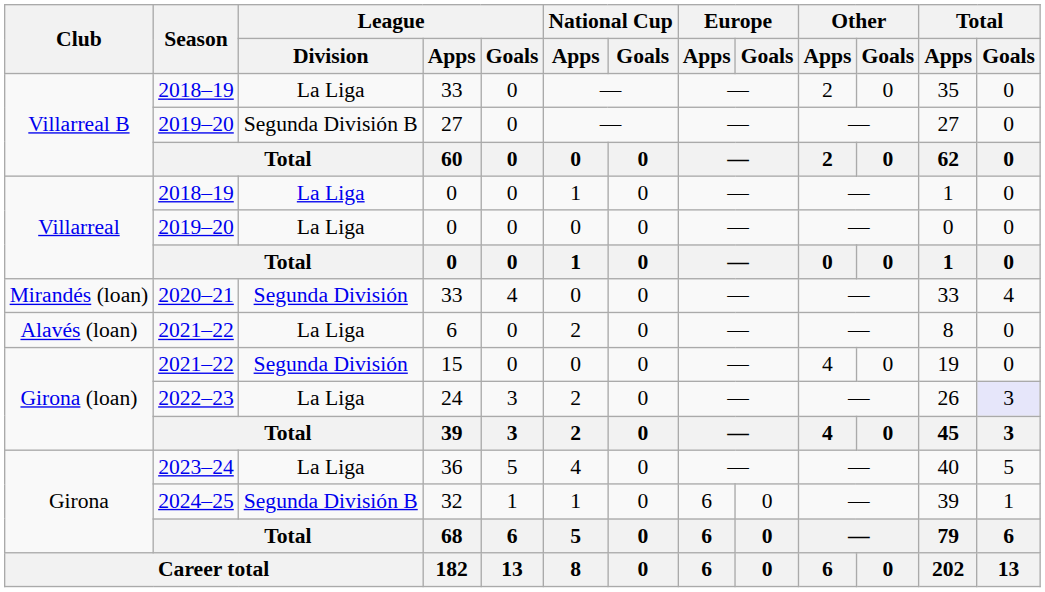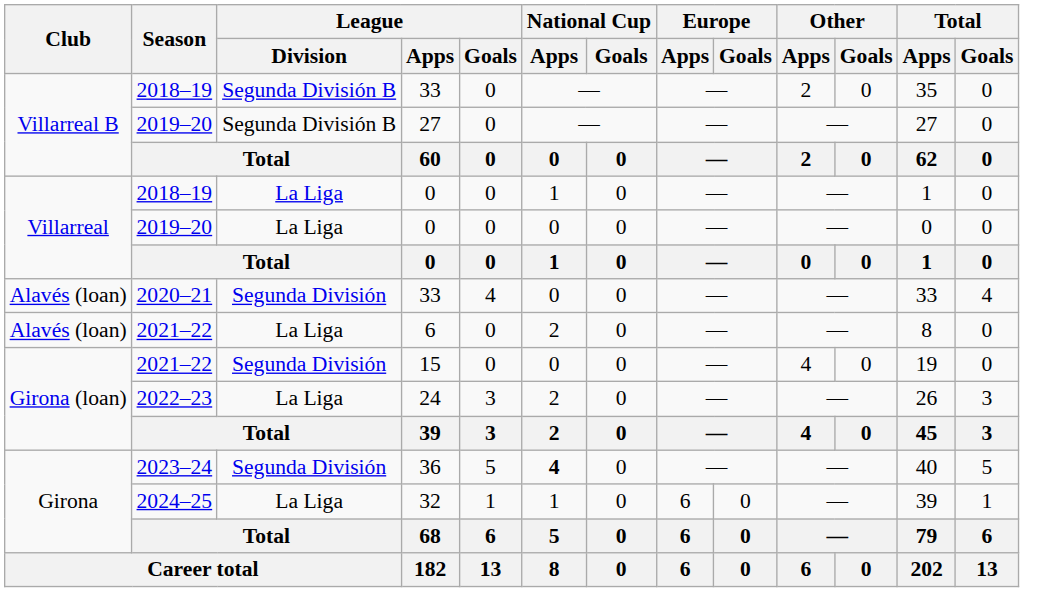(331, 90) La Liga -> (309, 90) Segunda División B
(79, 295) Mirandés (loan) -> (68, 295) Alavés (loan)
(1009, 398) lavender background -> (987, 398) no background
(331, 466) La Liga -> (309, 466) Segunda División
(576, 466) normal -> (554, 466) bold
(331, 501) Segunda División B -> (309, 501) La Liga
